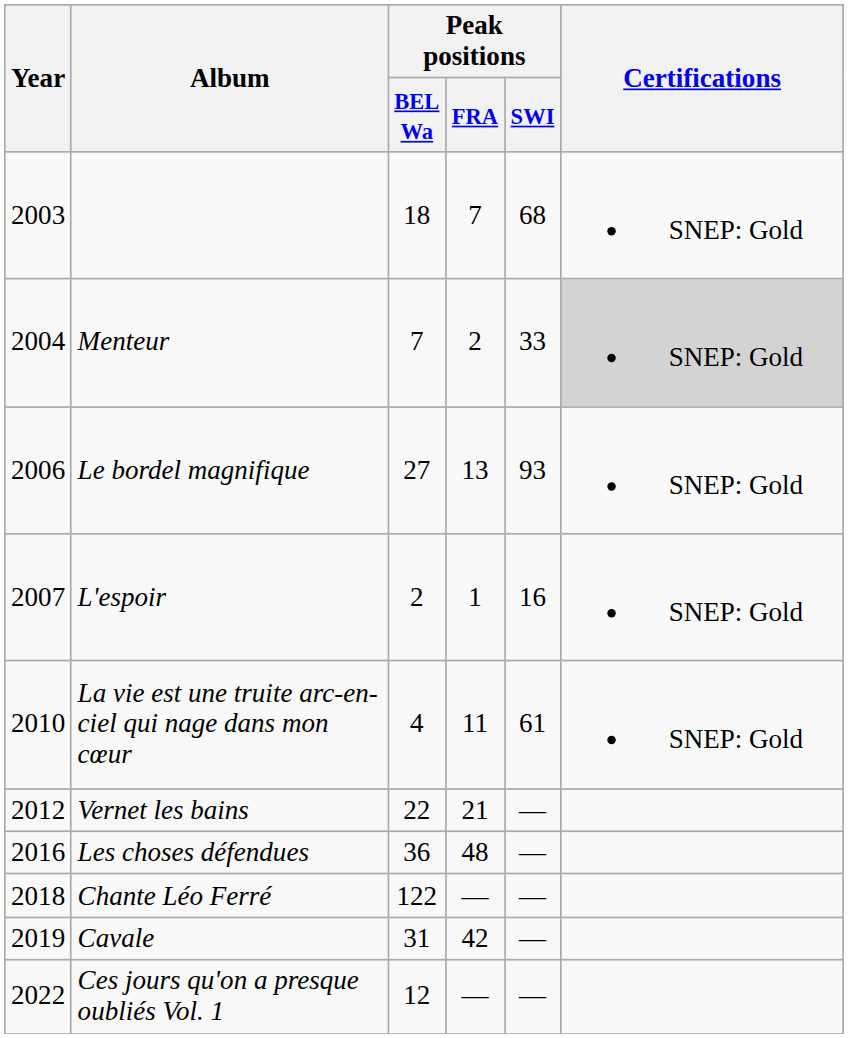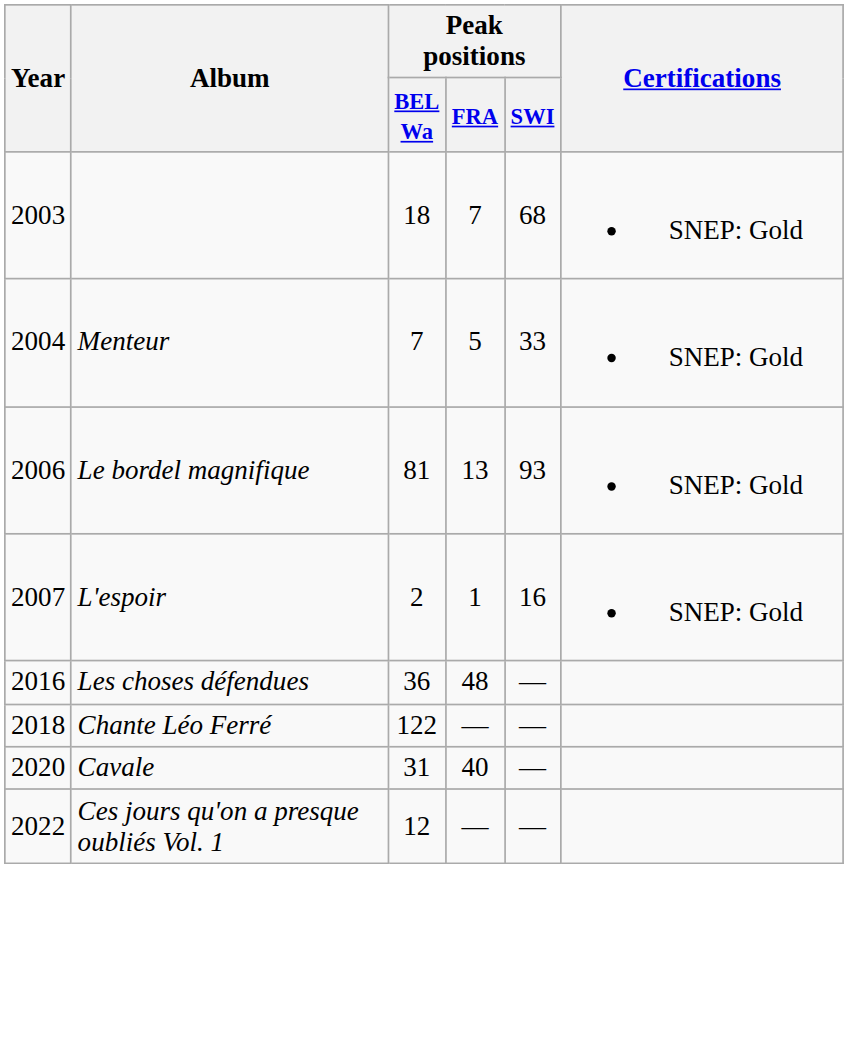(475, 342) 2 -> (475, 342) 5
(702, 358) lightgrey background -> (702, 358) no background
(417, 469) 27 -> (417, 469) 81
- row: (228, 724)
- row: (163, 809)
(38, 938) 2019 -> (38, 767) 2020
(475, 938) 42 -> (475, 767) 40
